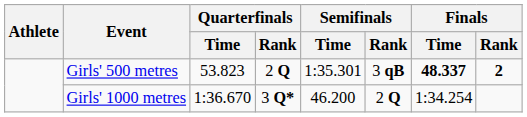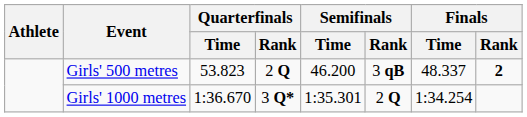(333, 71) 1:35.301 -> (333, 71) 46.200
(444, 71) bold -> (444, 71) normal
(333, 98) 46.200 -> (333, 98) 1:35.301
